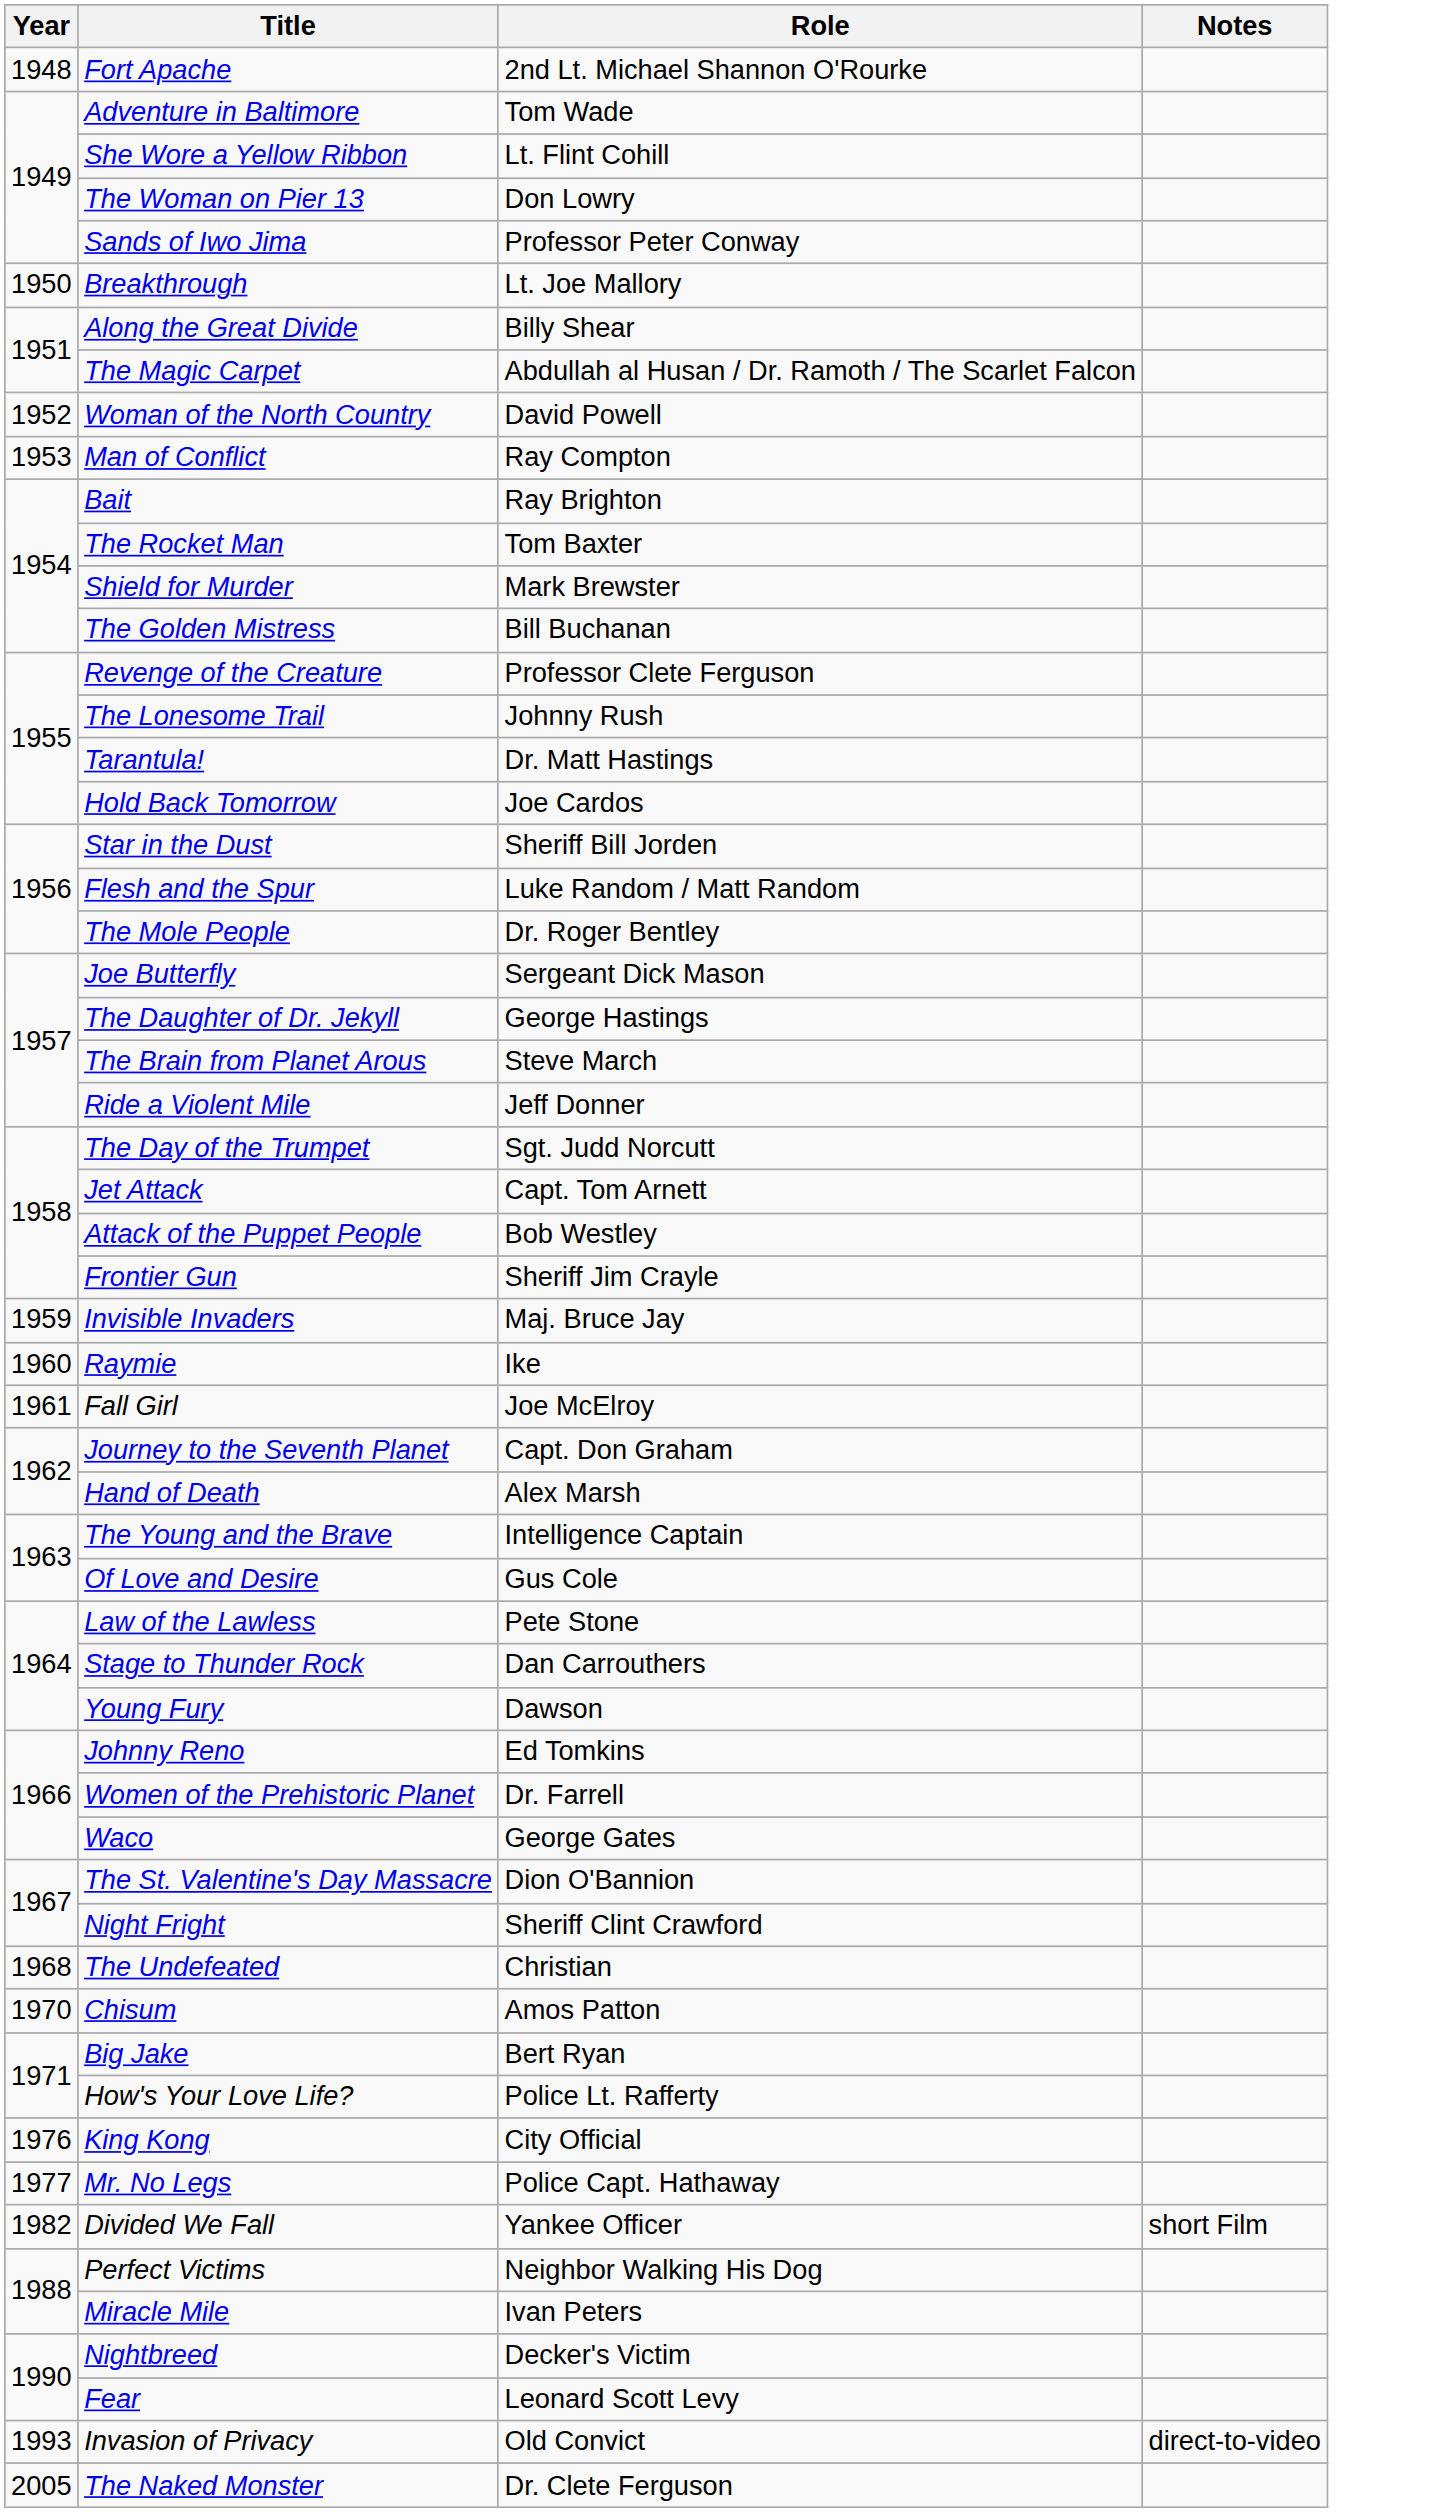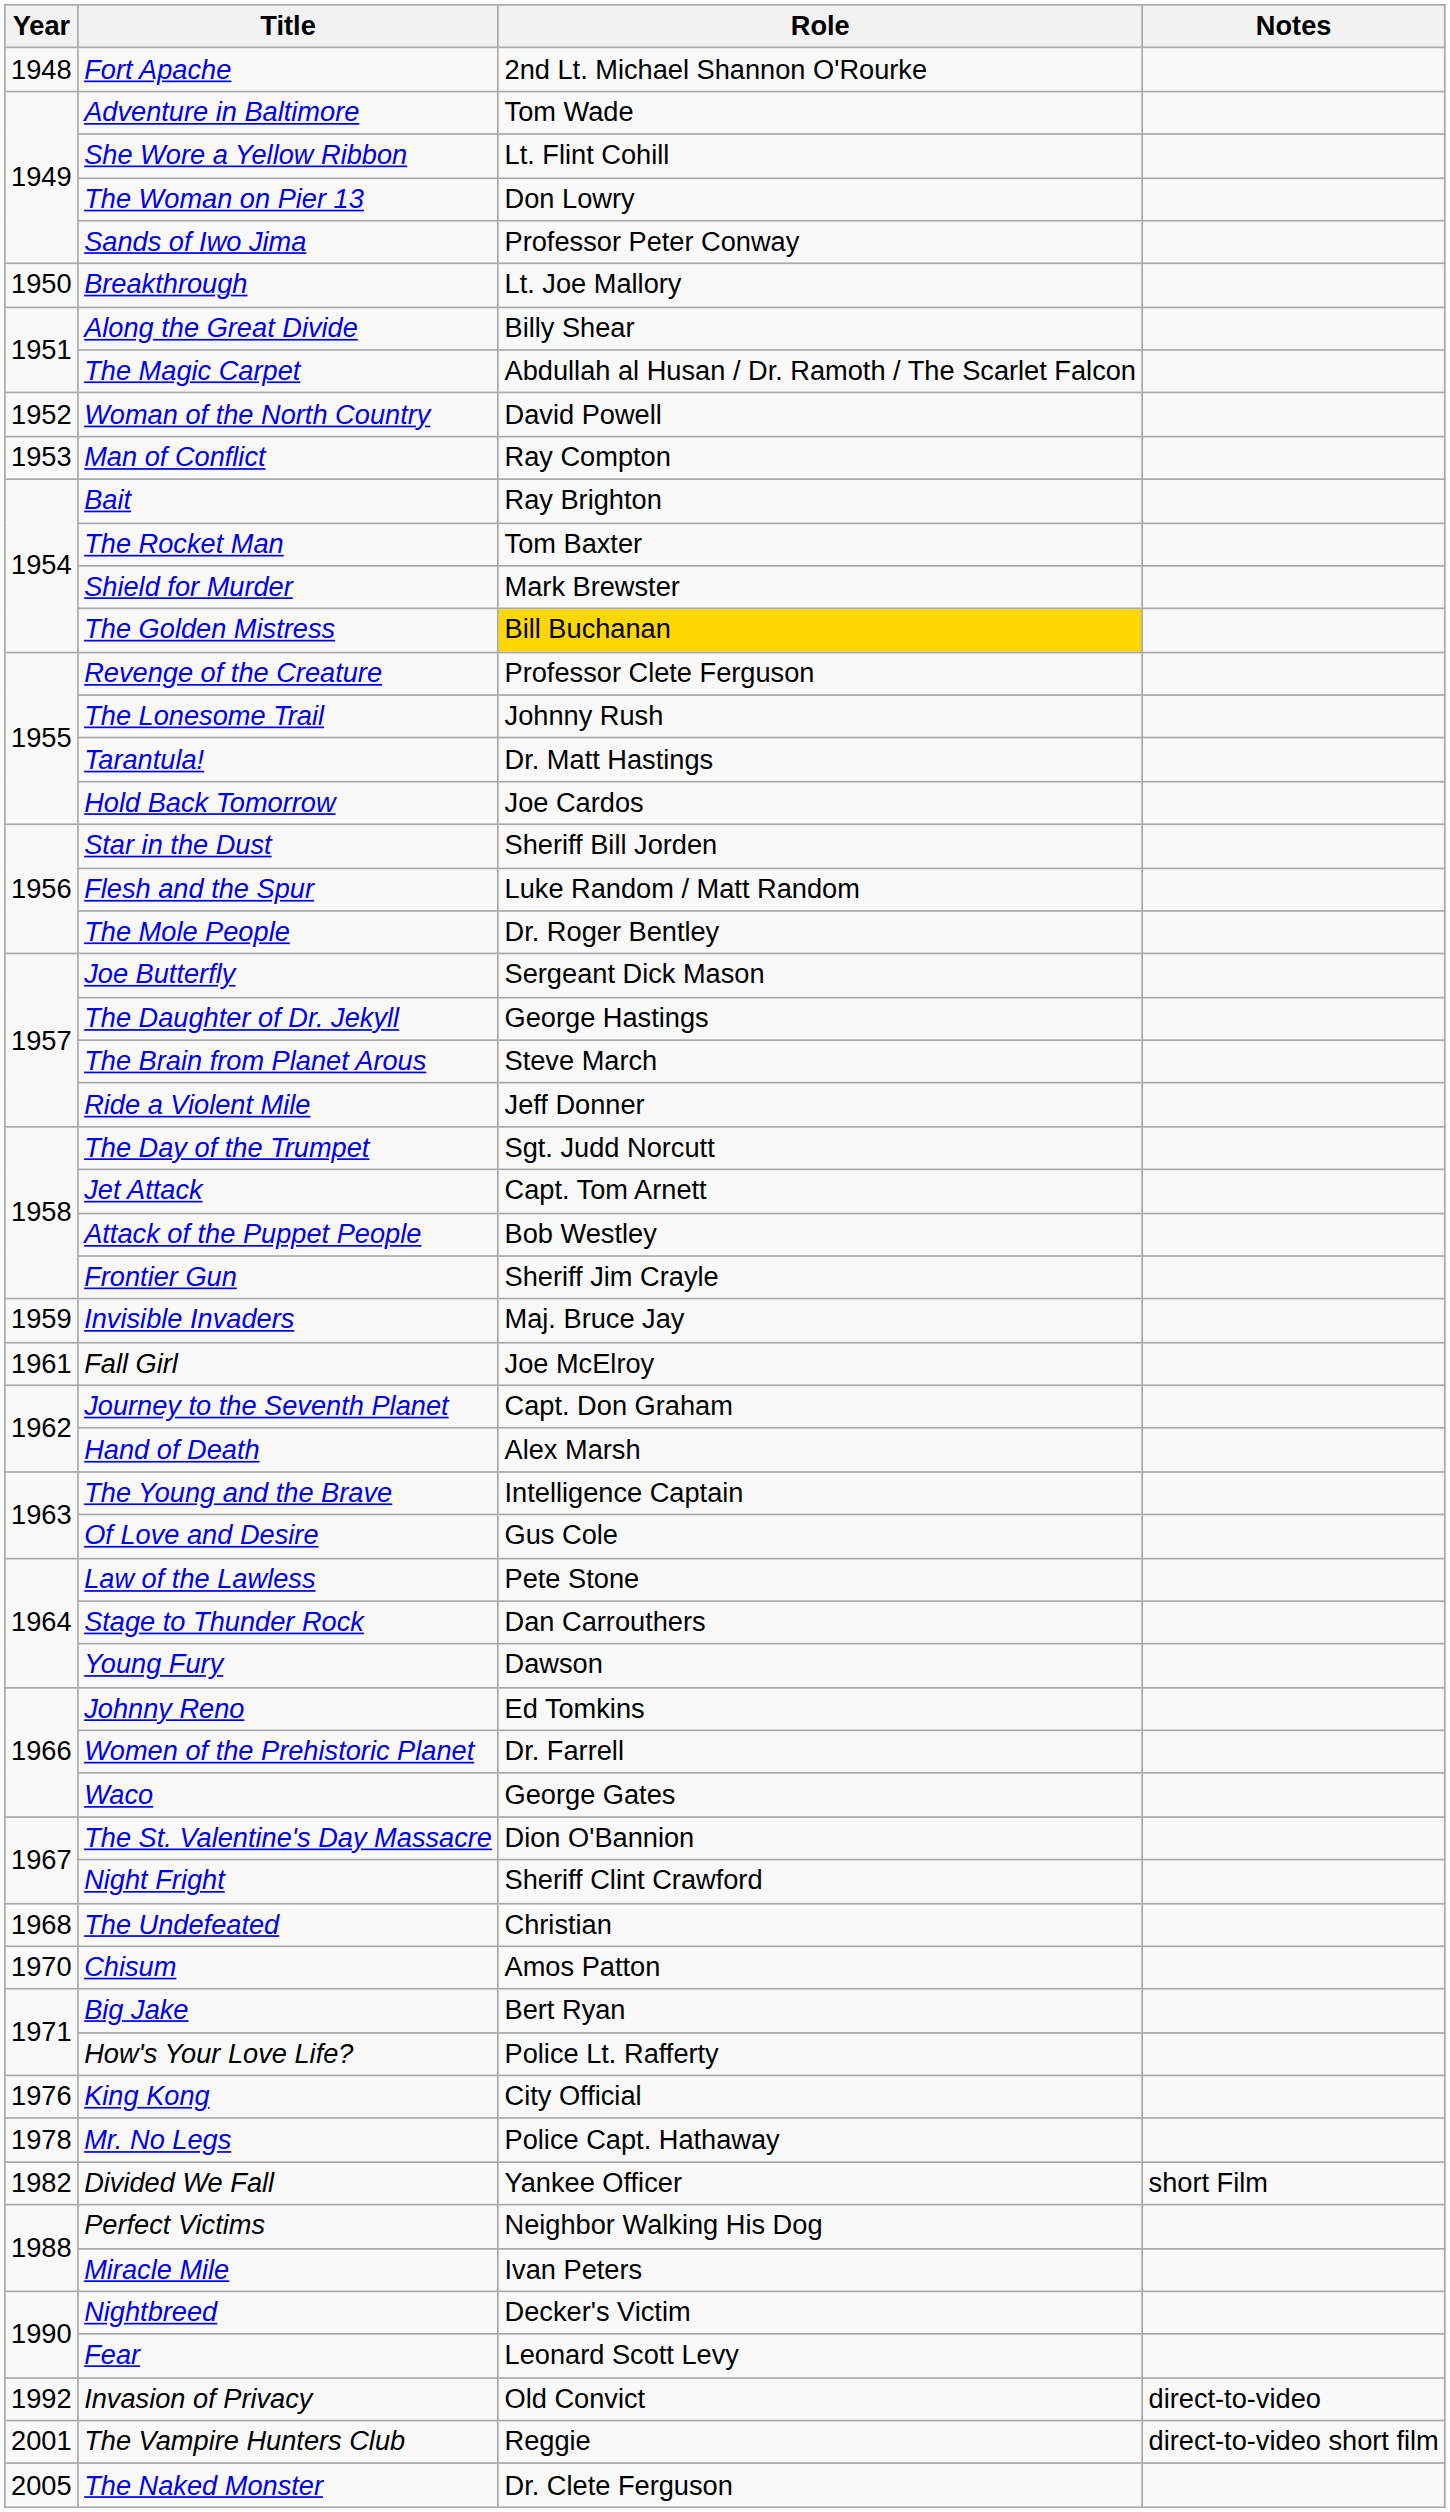(588, 629) no background -> (588, 629) gold background
- row: (130, 1363)
(41, 2182) 1977 -> (41, 2139) 1978
(41, 2441) 1993 -> (41, 2398) 1992
+ row: (245, 2441)
